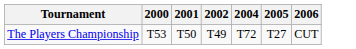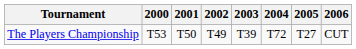+ column: (246, 14)
